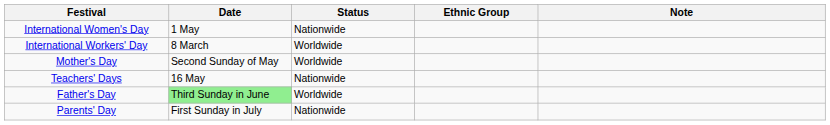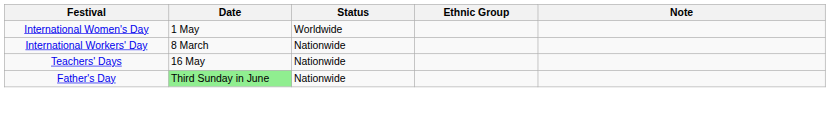(320, 29) Nationwide -> (318, 29) Worldwide
(318, 45) Worldwide -> (320, 45) Nationwide
- row: (86, 62)
(318, 95) Worldwide -> (320, 78) Nationwide
- row: (86, 111)
